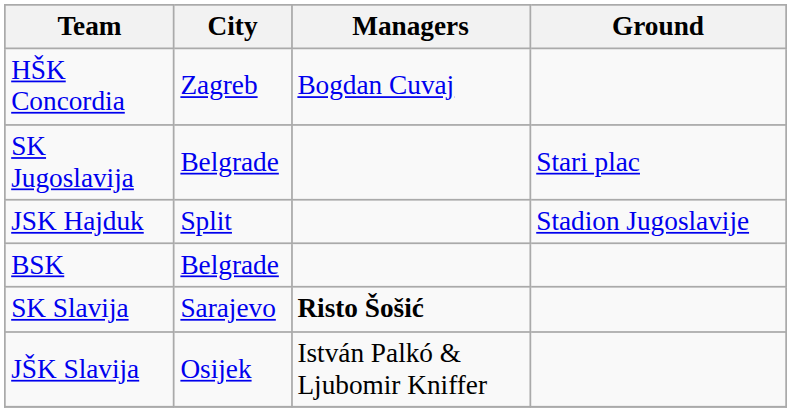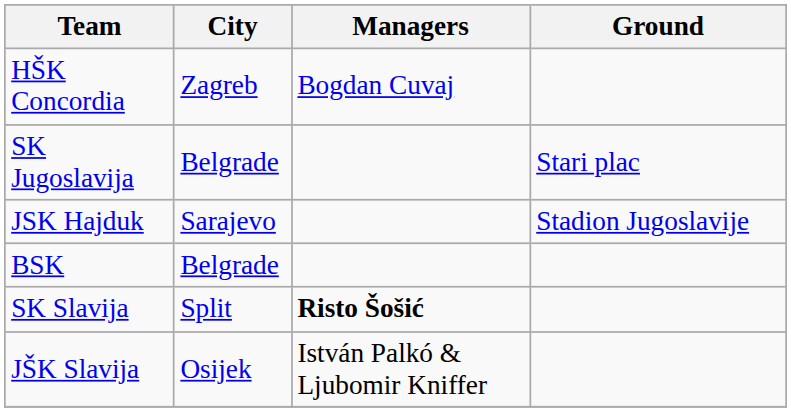(206, 220) Split -> (228, 220) Sarajevo
(228, 308) Sarajevo -> (206, 308) Split
